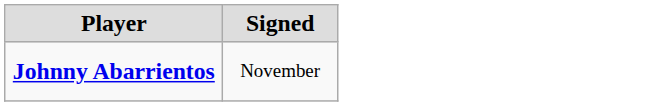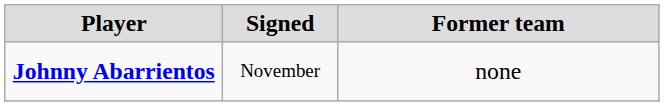+ column: (498, 23)
